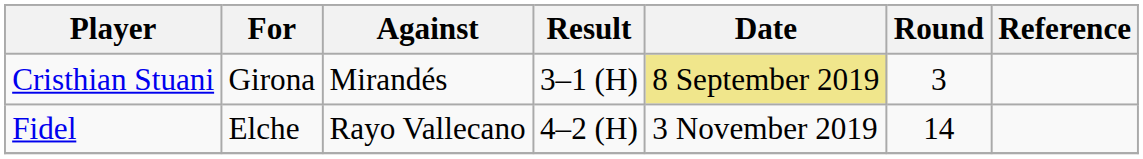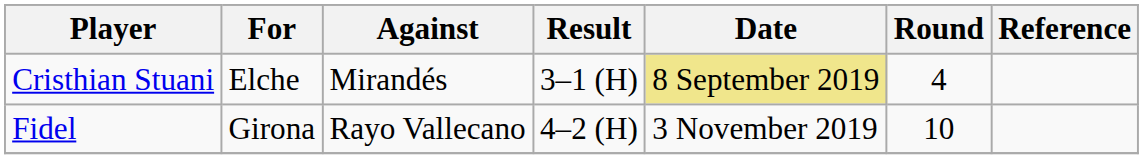(272, 78) Girona -> (264, 78) Elche
(939, 78) 3 -> (939, 78) 4
(264, 128) Elche -> (272, 128) Girona
(939, 128) 14 -> (939, 128) 10
